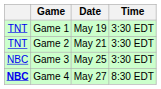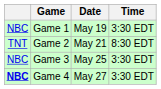(18, 28) TNT -> (18, 28) NBC
(133, 44) 3:30 EDT -> (133, 44) 8:30 EDT
(133, 76) 8:30 EDT -> (133, 76) 3:30 EDT
